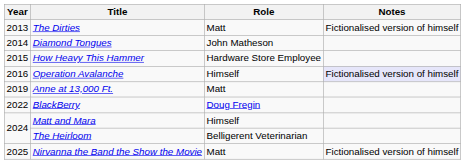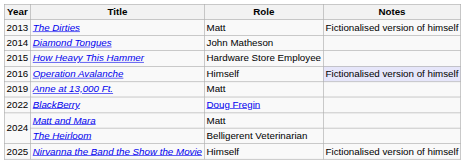(223, 120) Himself -> (216, 120) Matt
(216, 151) Matt -> (223, 151) Himself
